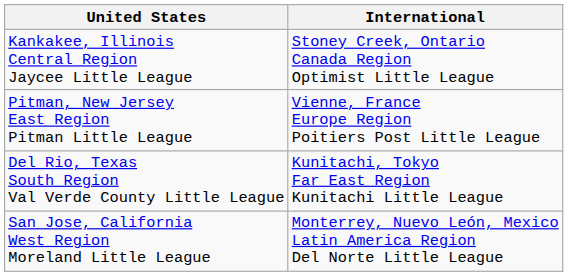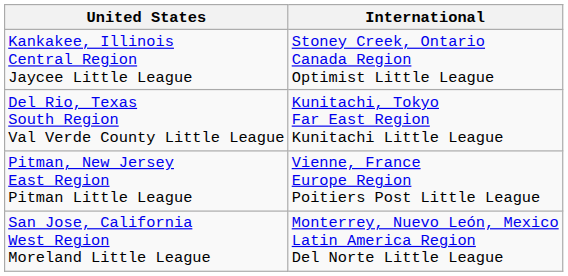rows swapped: (100, 120) <-> (146, 181)
